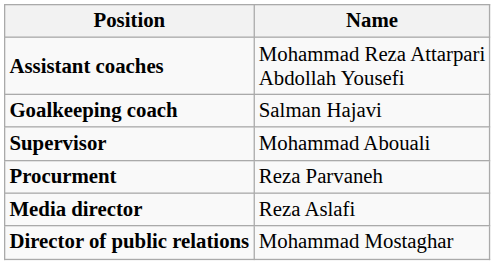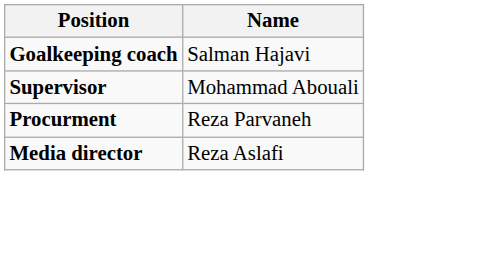- row: (87, 65)
- row: (129, 242)
